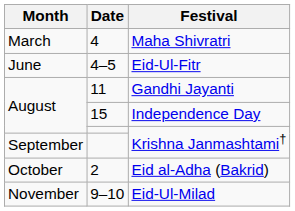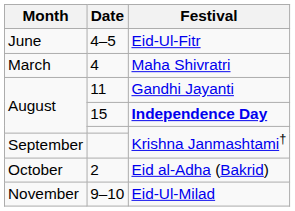rows swapped: (29, 41) <-> (25, 65)
(196, 114) normal -> (199, 114) bold
